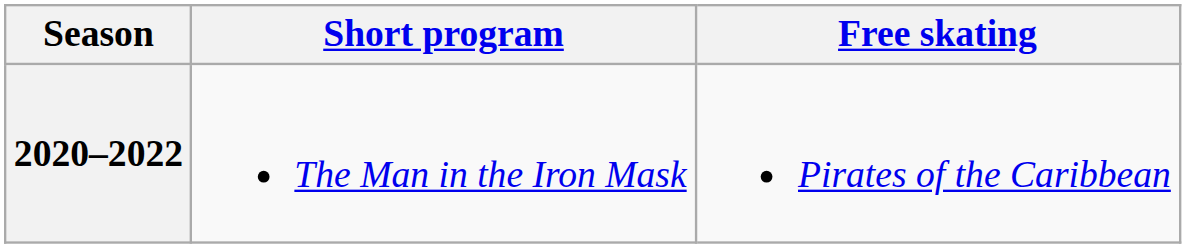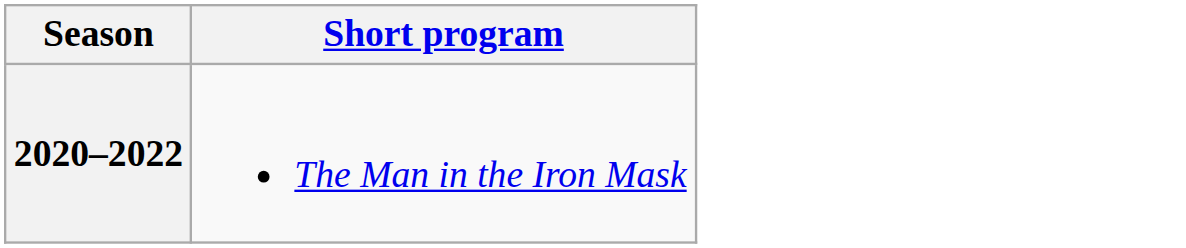- column: (937, 34)
